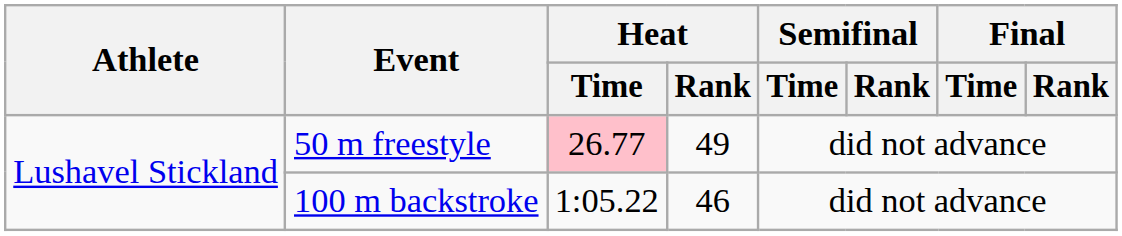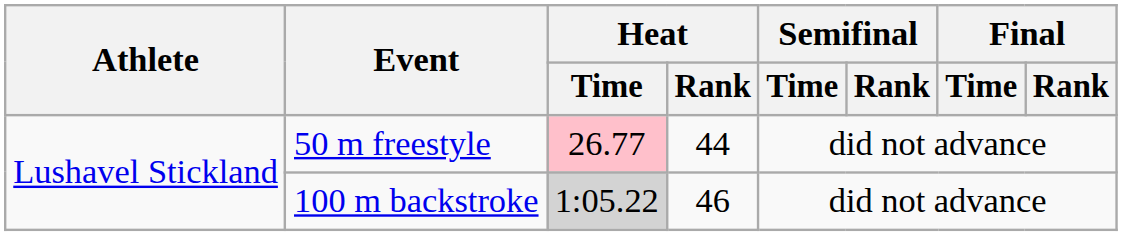(713, 143) 49 -> (713, 143) 44
(607, 200) no background -> (607, 200) lightgrey background
